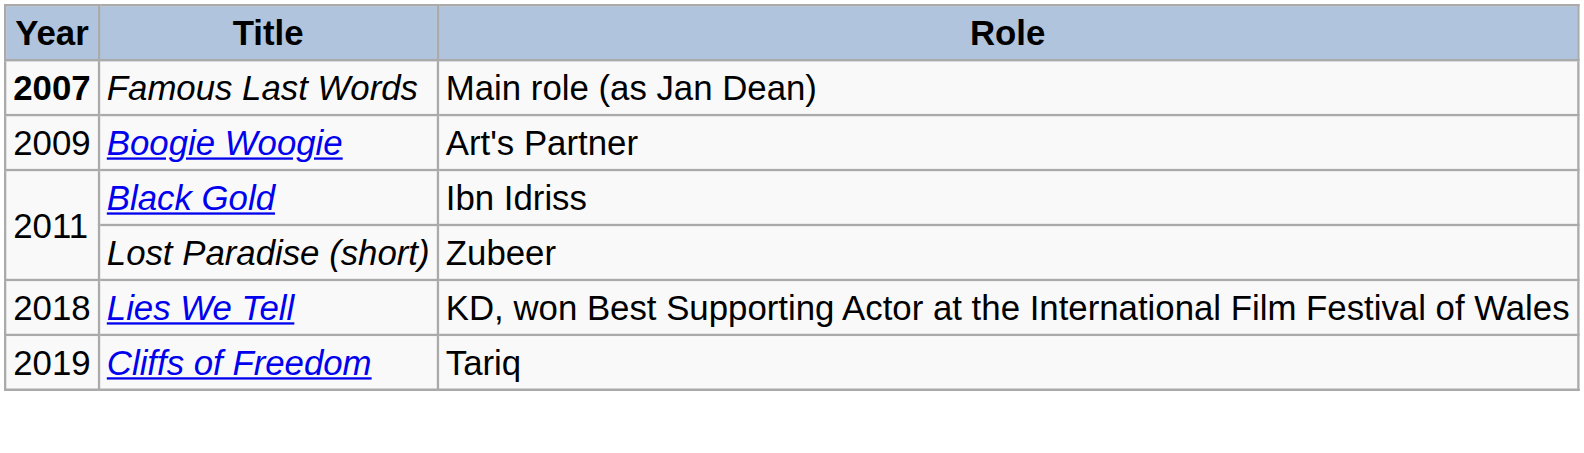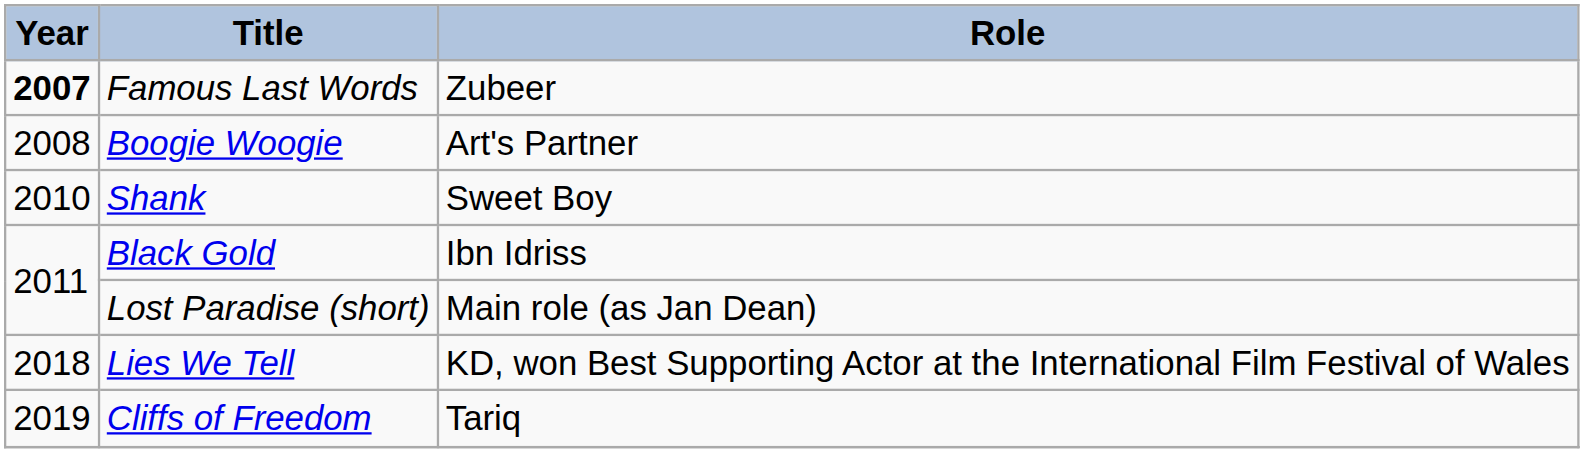(631, 88) Main role (as Jan Dean) -> (501, 88) Zubeer
(52, 143) 2009 -> (52, 143) 2008
+ row: (156, 198)
(501, 253) Zubeer -> (631, 308) Main role (as Jan Dean)
